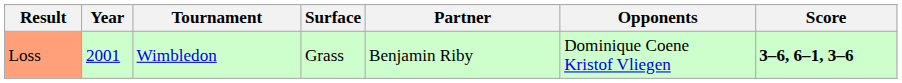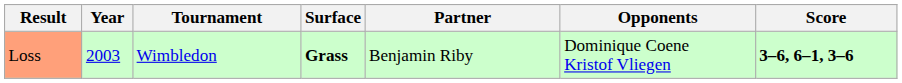(103, 54) 2001 -> (103, 54) 2003
(324, 54) normal -> (326, 54) bold
